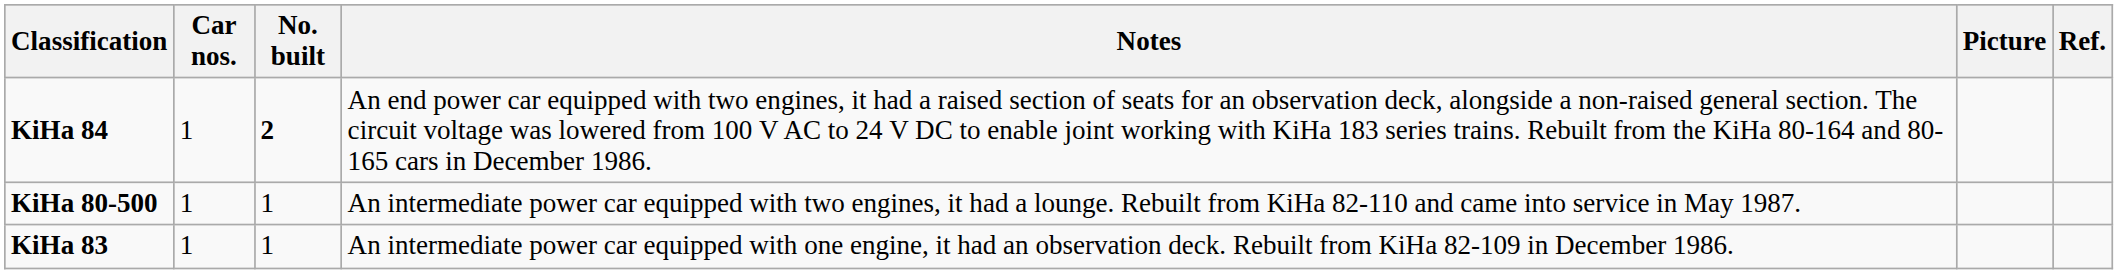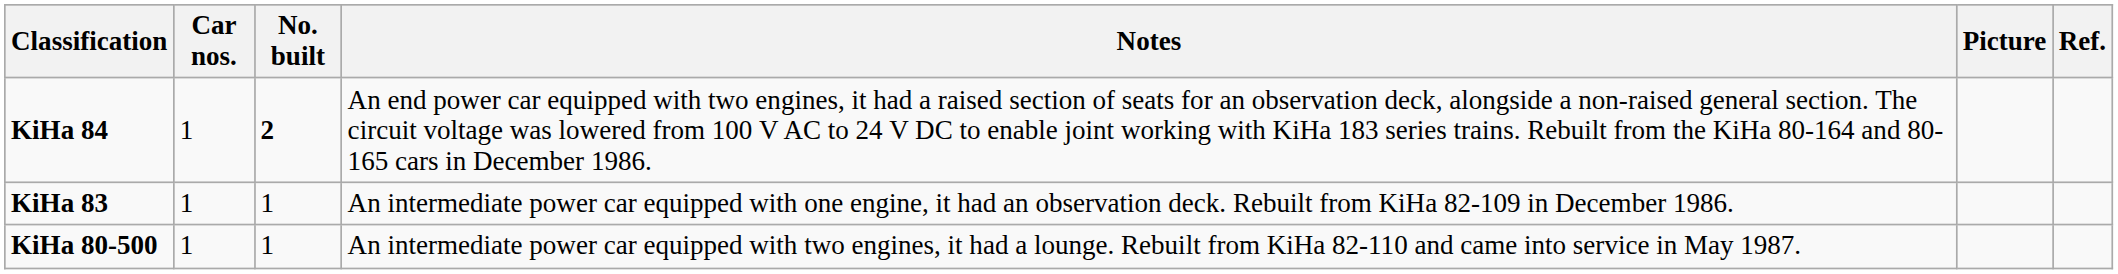rows swapped: (60, 245) <-> (84, 202)
